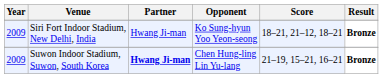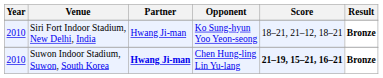(16, 34) 2009 -> (16, 34) 2010
(16, 60) 2009 -> (16, 60) 2010
(302, 60) normal -> (302, 60) bold
